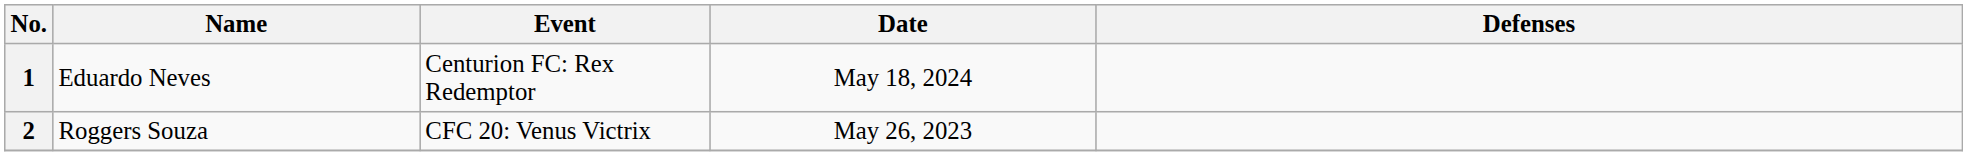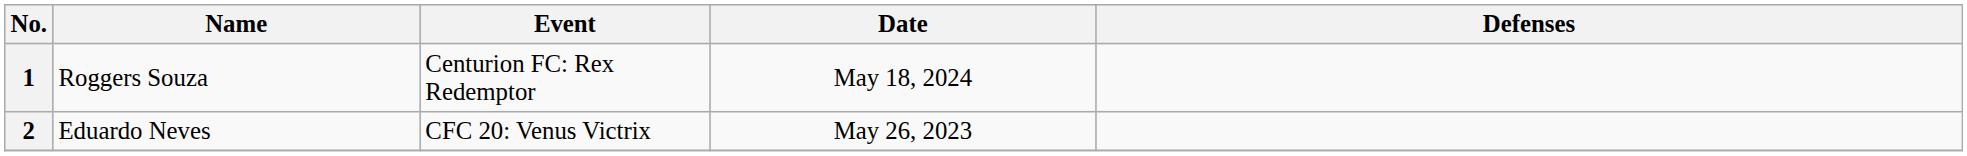(135, 77) Eduardo Neves -> (133, 77) Roggers Souza
(133, 130) Roggers Souza -> (135, 130) Eduardo Neves
